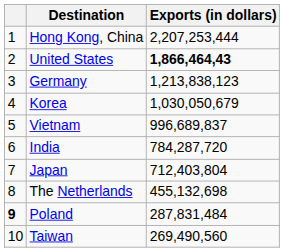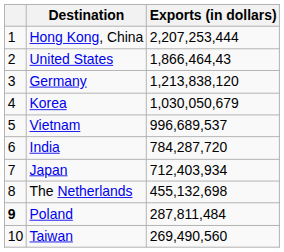(190, 59) bold -> (190, 59) normal
(194, 81) 1,213,838,123 -> (194, 81) 1,213,838,120
(188, 125) 996,689,837 -> (188, 125) 996,689,537
(188, 170) 712,403,804 -> (188, 170) 712,403,934
(188, 214) 287,831,484 -> (188, 214) 287,811,484
